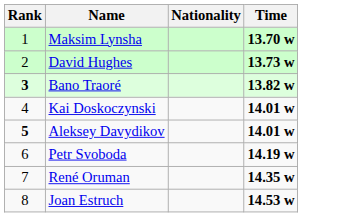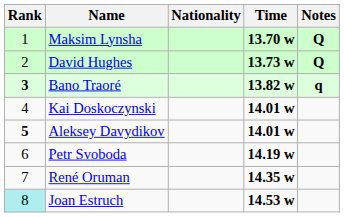+ column: (319, 16)
(25, 200) no background -> (25, 200) paleturquoise background
